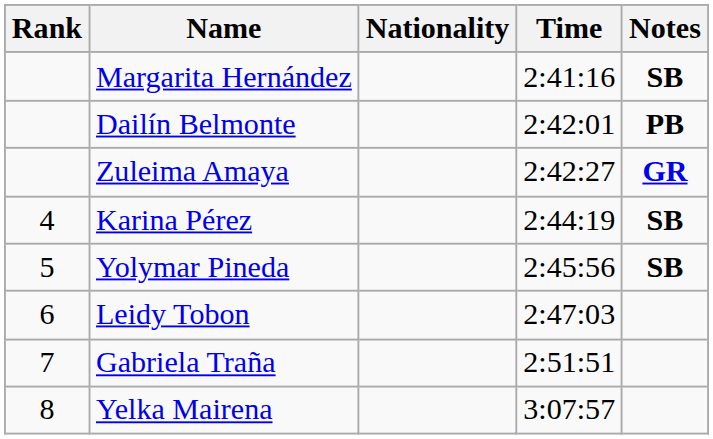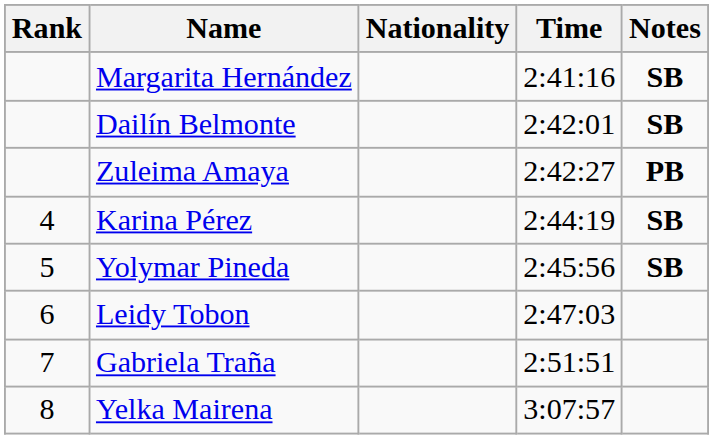(665, 123) PB -> (665, 123) SB
(665, 171) GR -> (665, 171) PB
